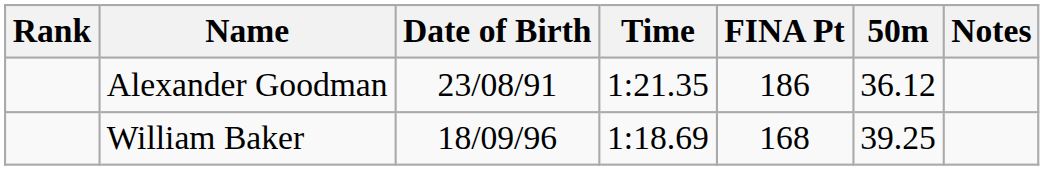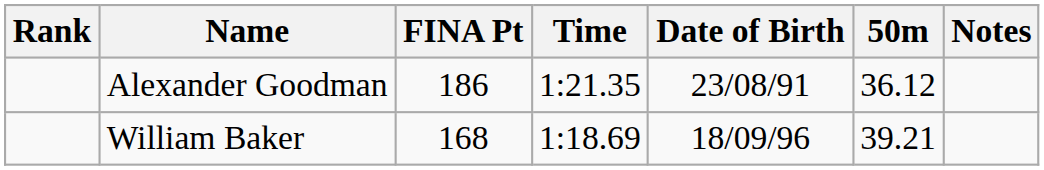columns swapped: (497, 31) <-> (784, 31)
(898, 137) 39.25 -> (898, 137) 39.21
